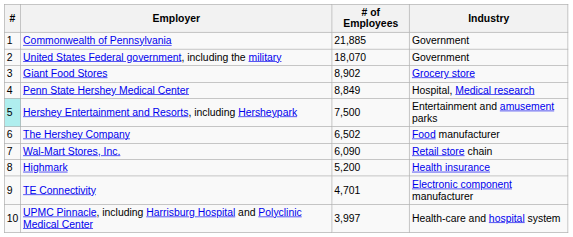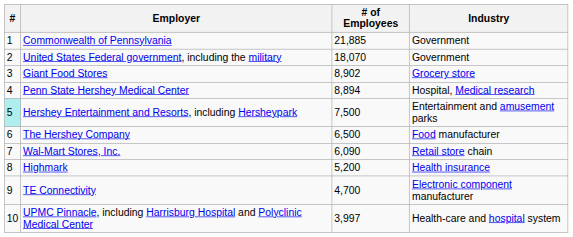(347, 90) 8,849 -> (347, 90) 8,894
(347, 135) 6,502 -> (347, 135) 6,500
(347, 190) 4,701 -> (347, 190) 4,700
